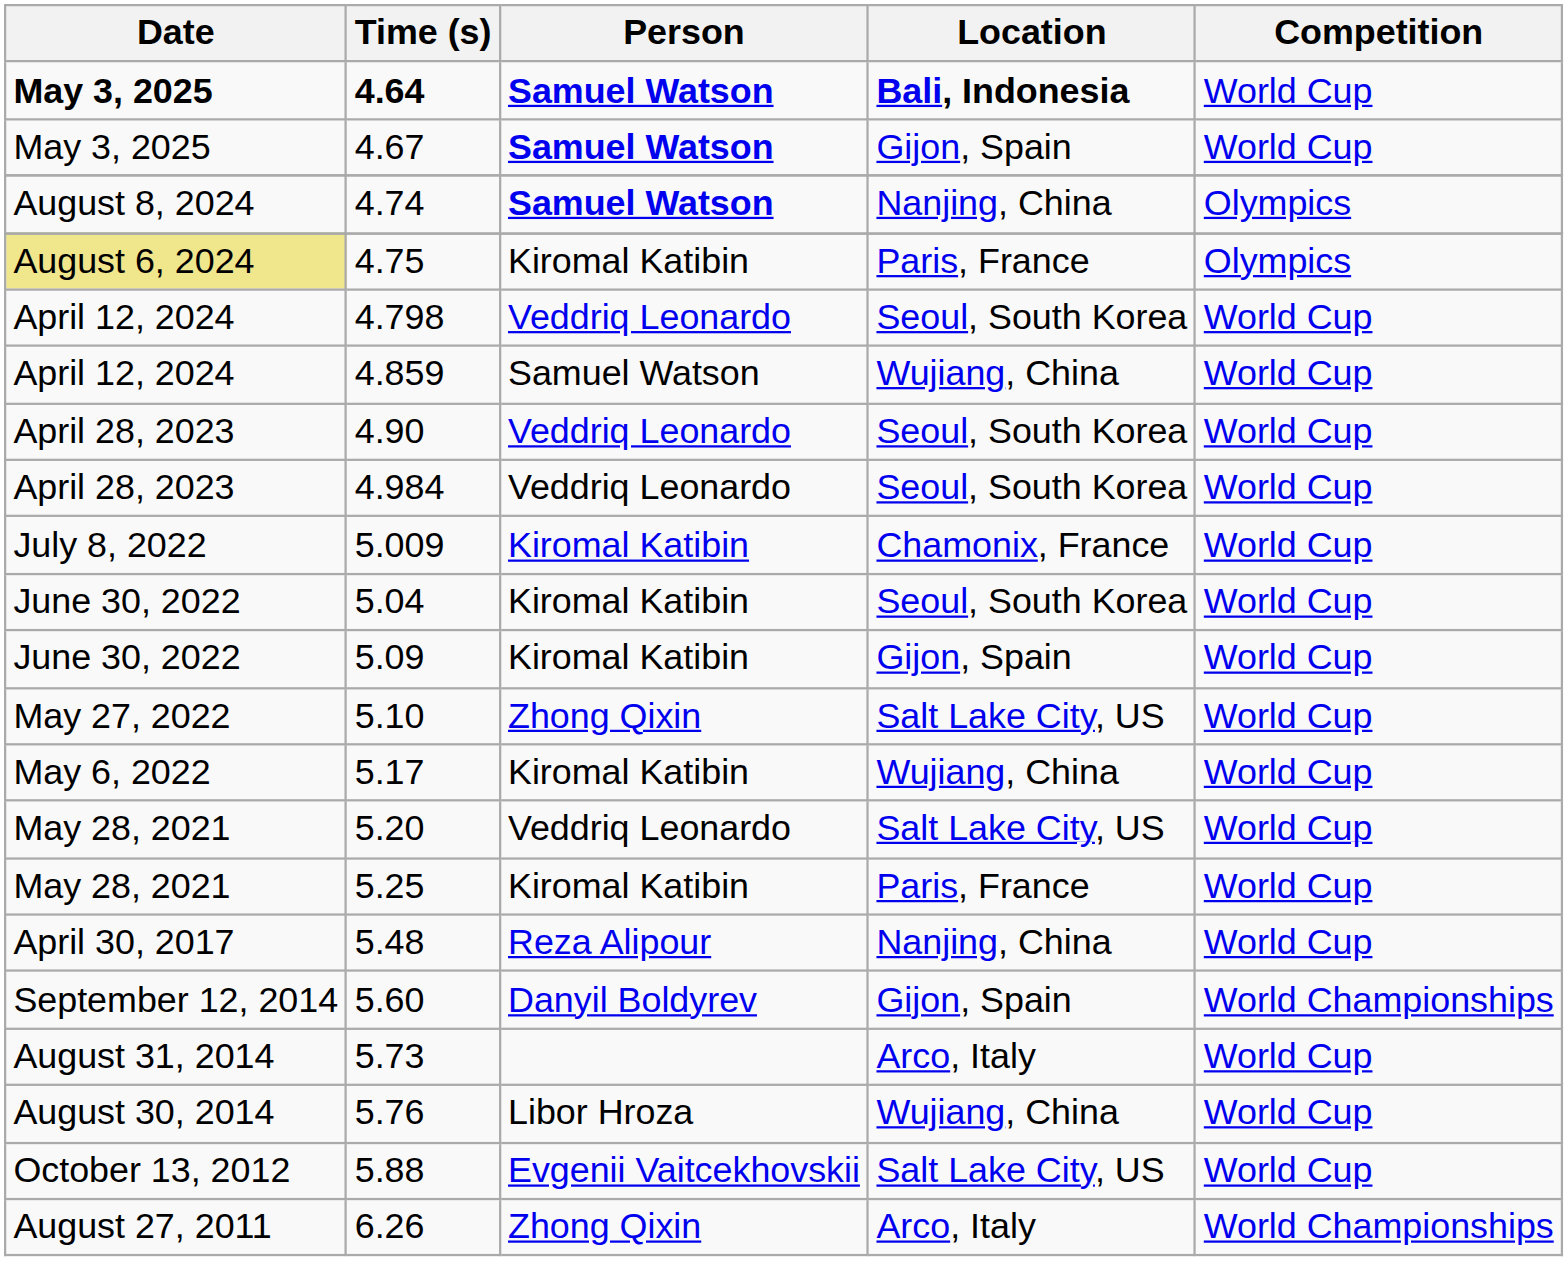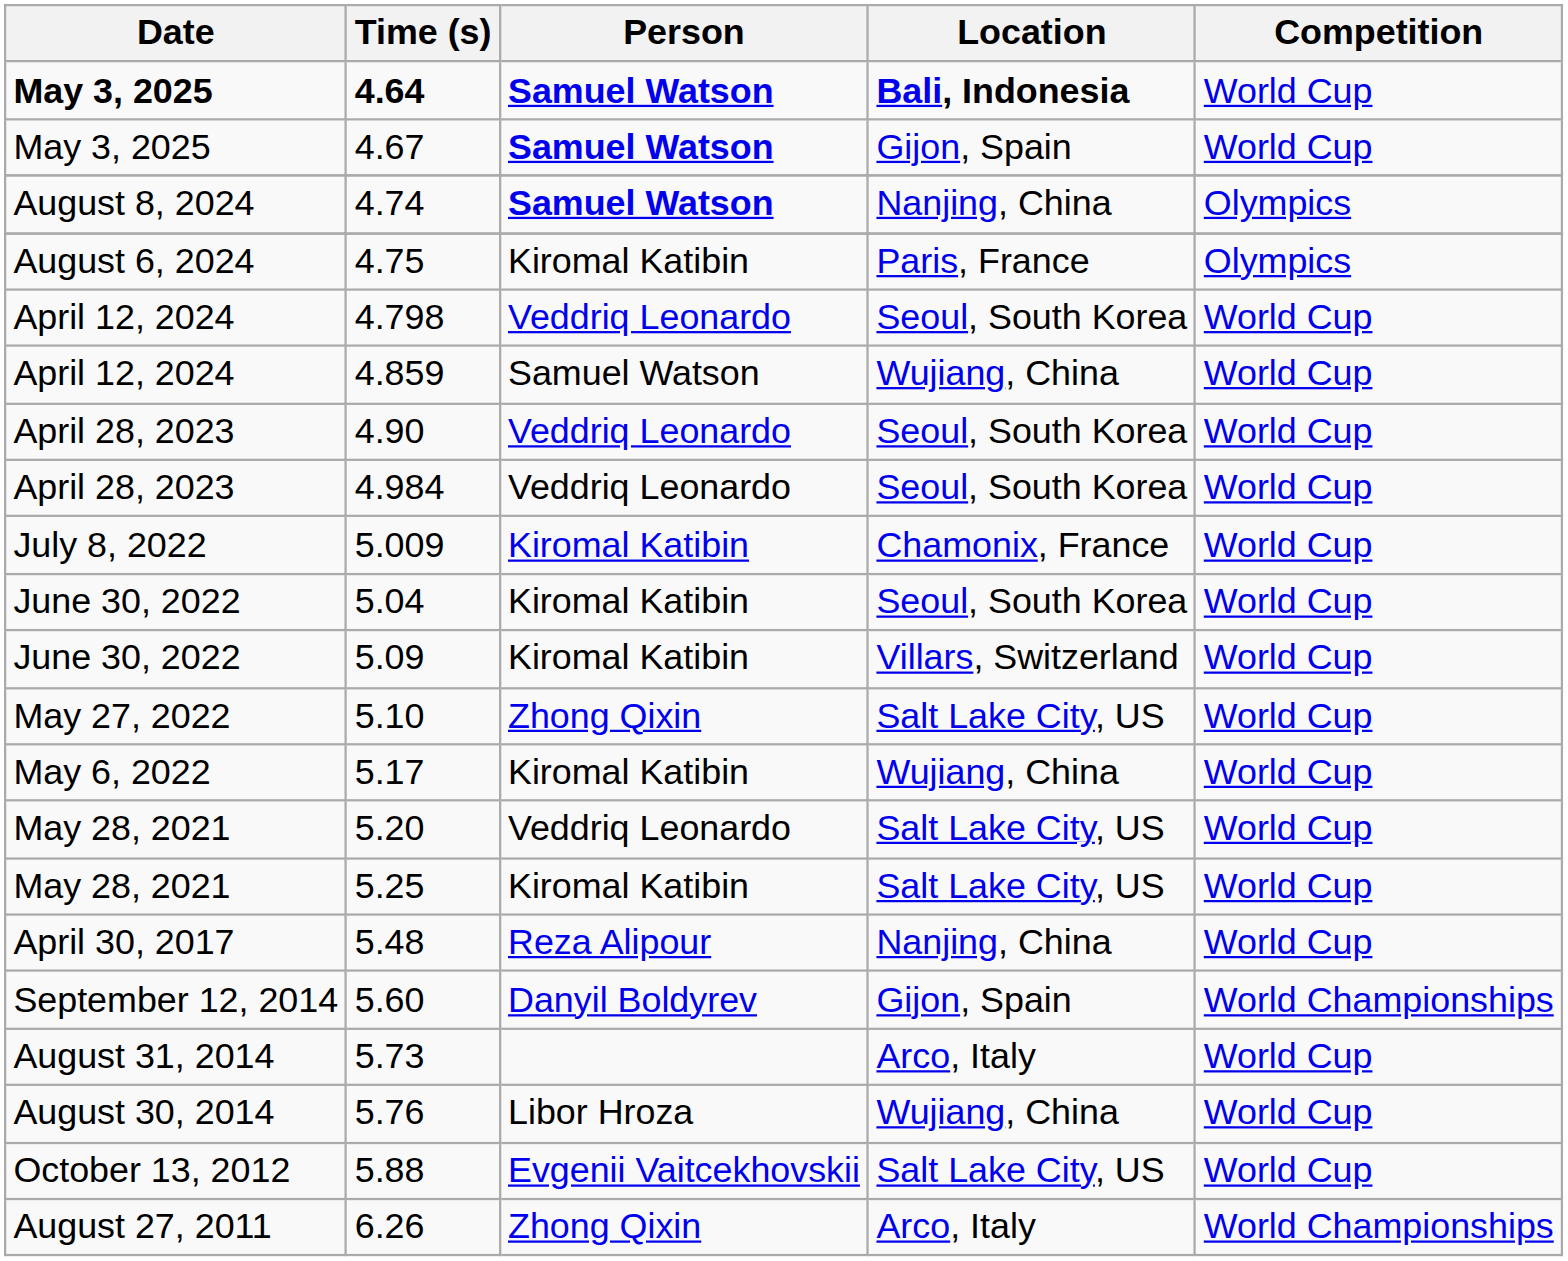(134, 260) khaki background -> (134, 260) no background
(974, 658) Gijon, Spain -> (1028, 658) Villars, Switzerland
(983, 885) Paris, France -> (1021, 885) Salt Lake City, US
